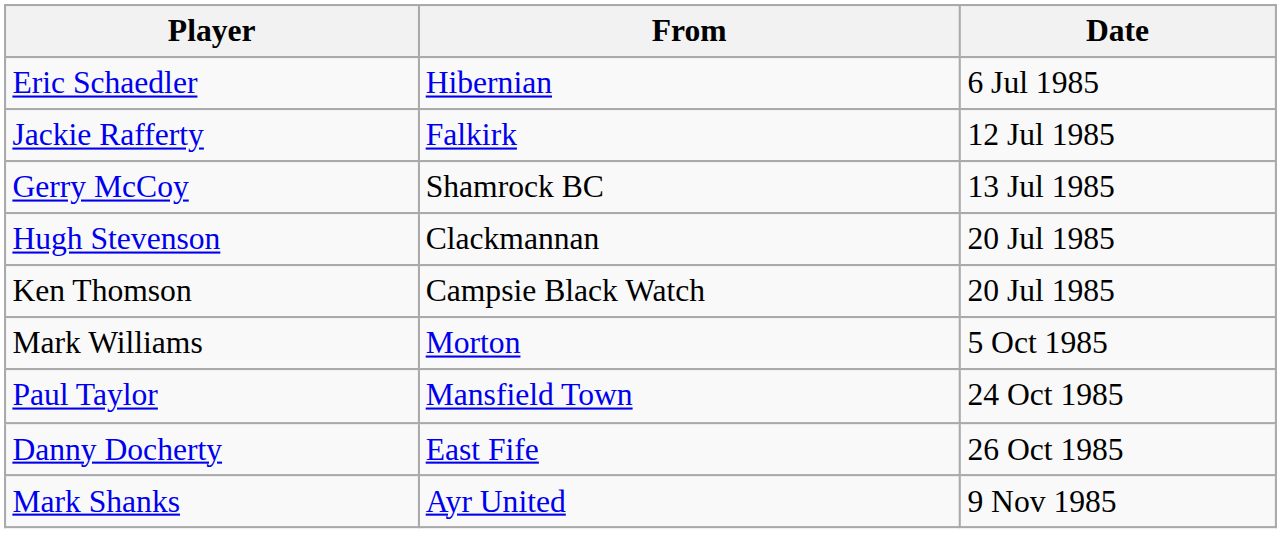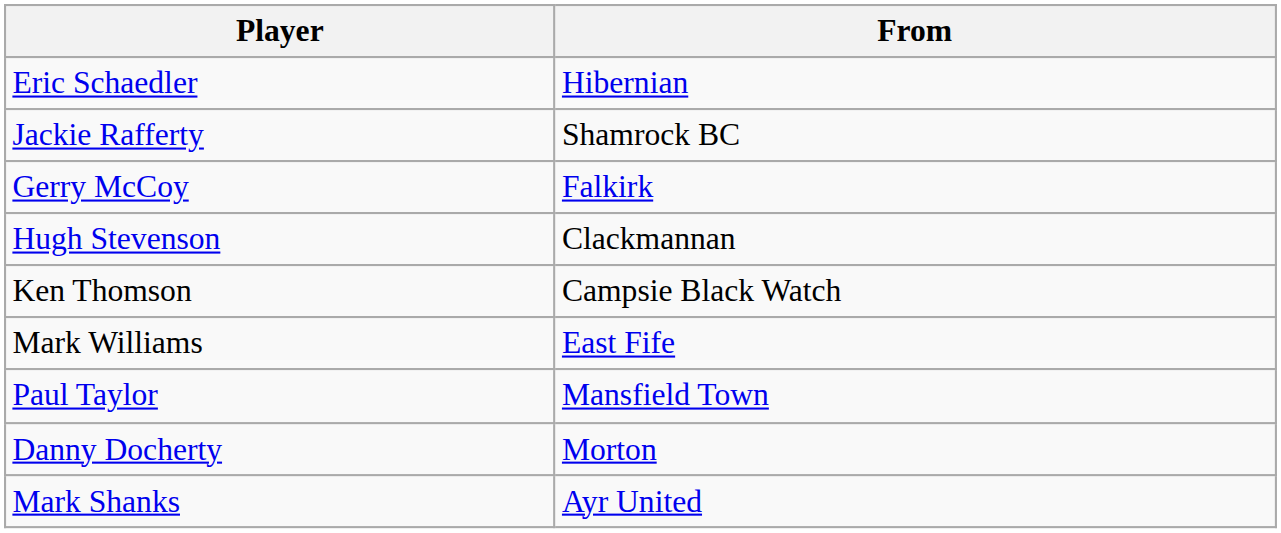- column: (1117, 30)
(471, 135) Falkirk -> (651, 135) Shamrock BC
(515, 187) Shamrock BC -> (608, 187) Falkirk
(473, 343) Morton -> (619, 343) East Fife
(482, 447) East Fife -> (609, 447) Morton
